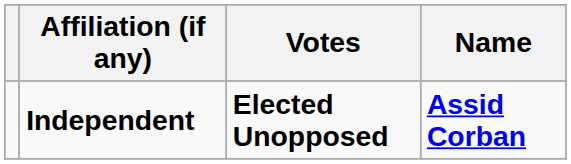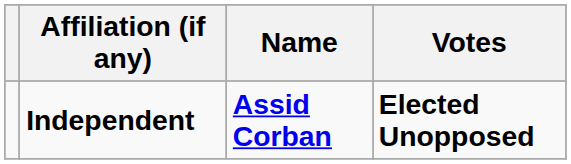columns swapped: (493, 42) <-> (323, 42)
